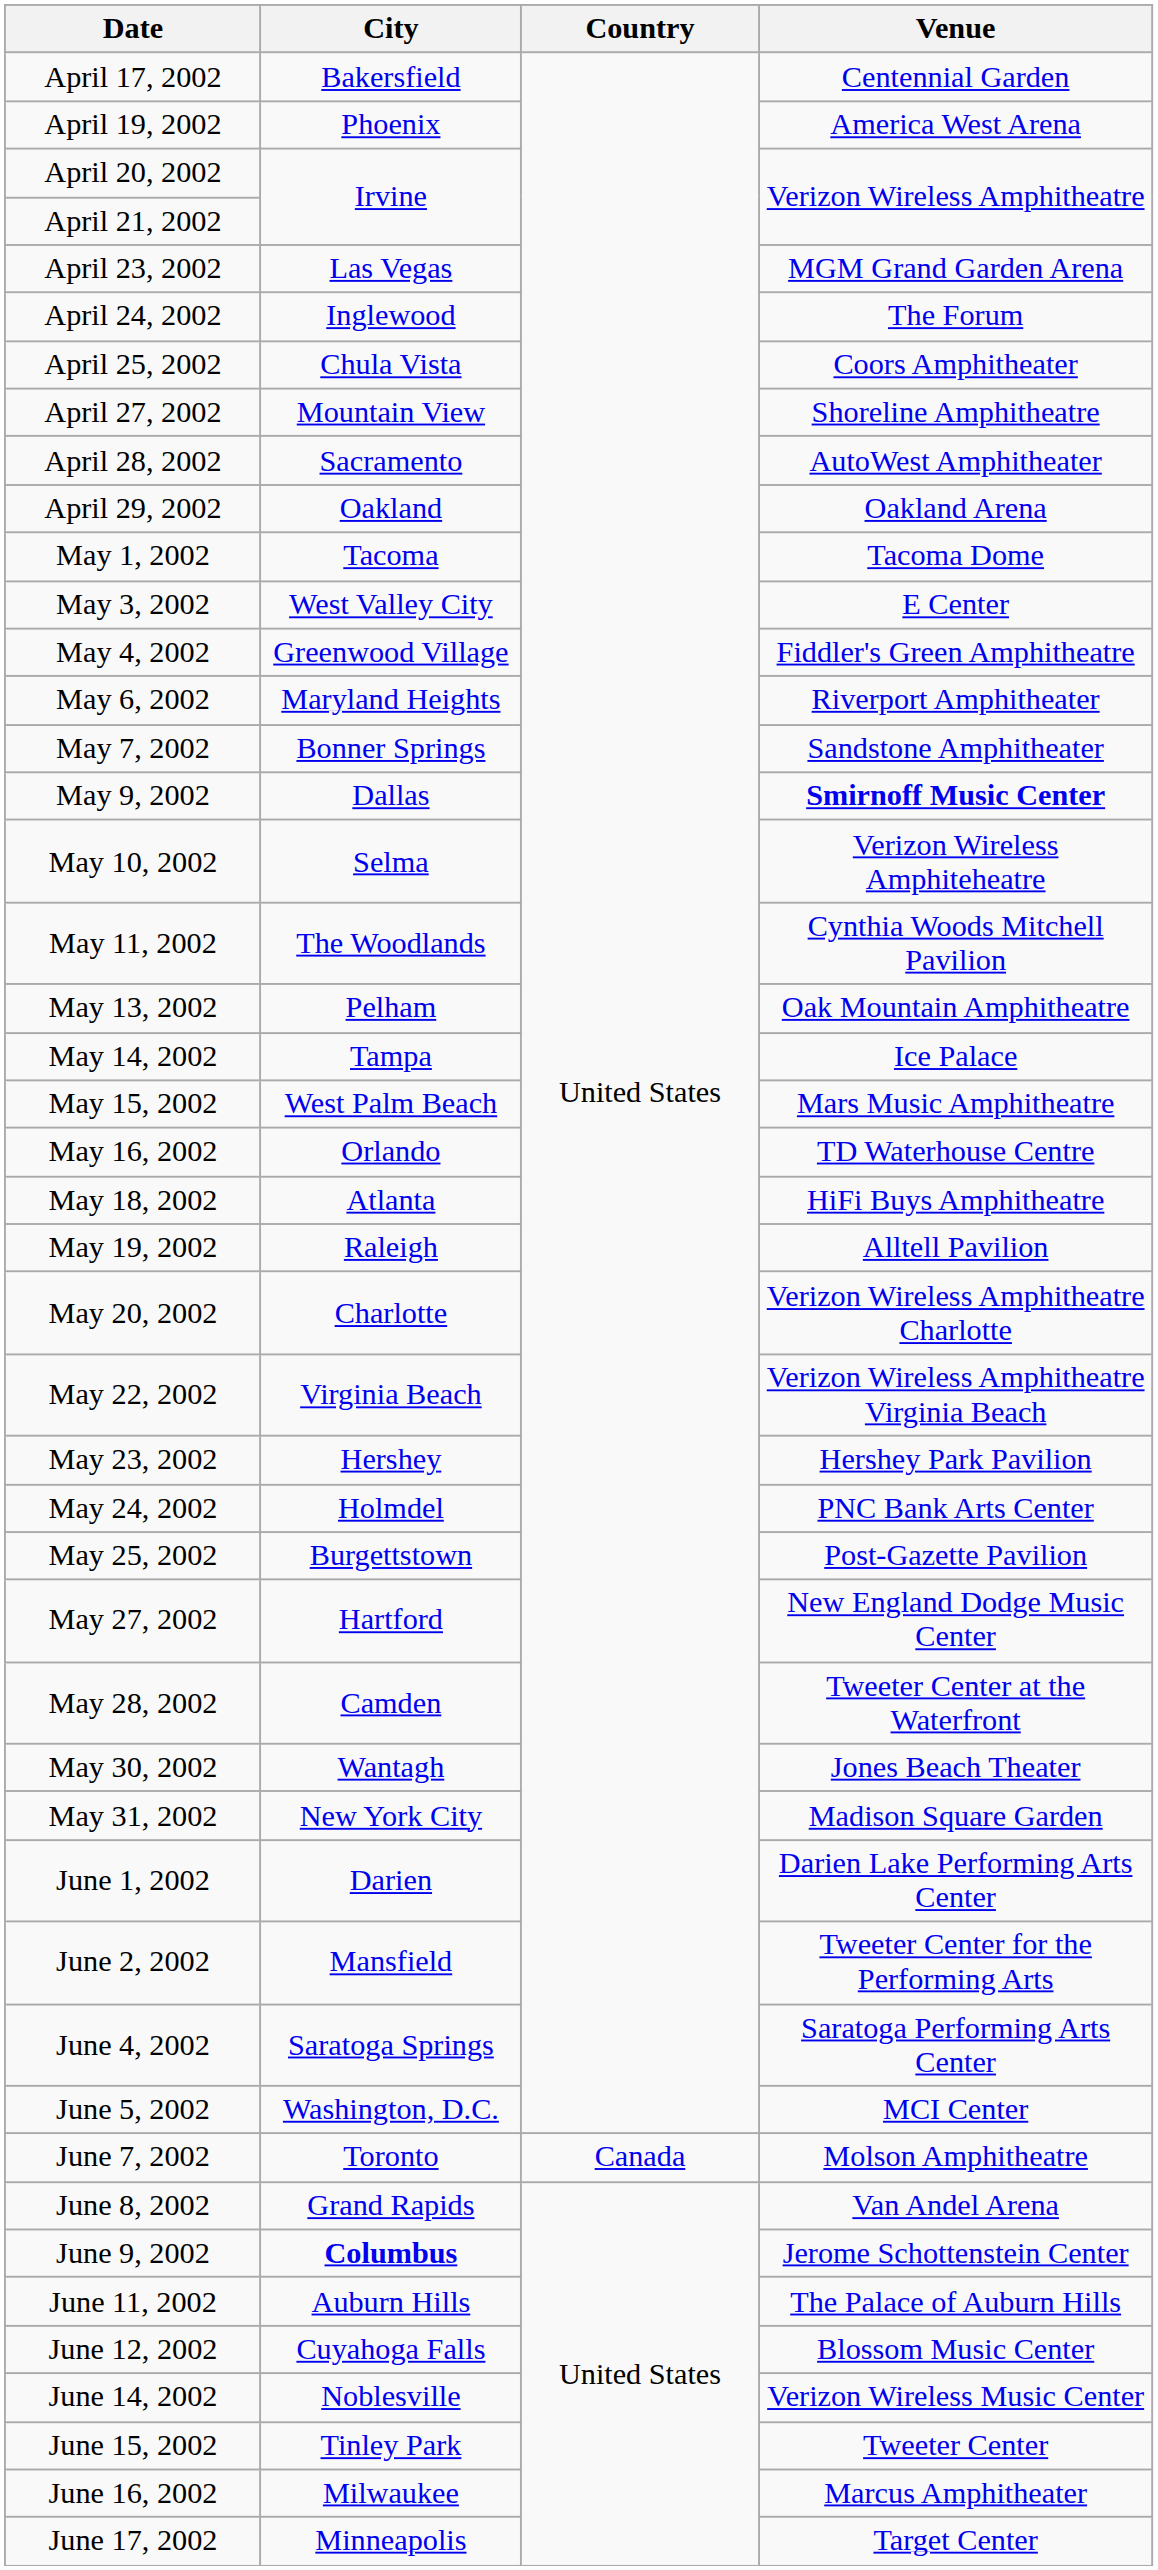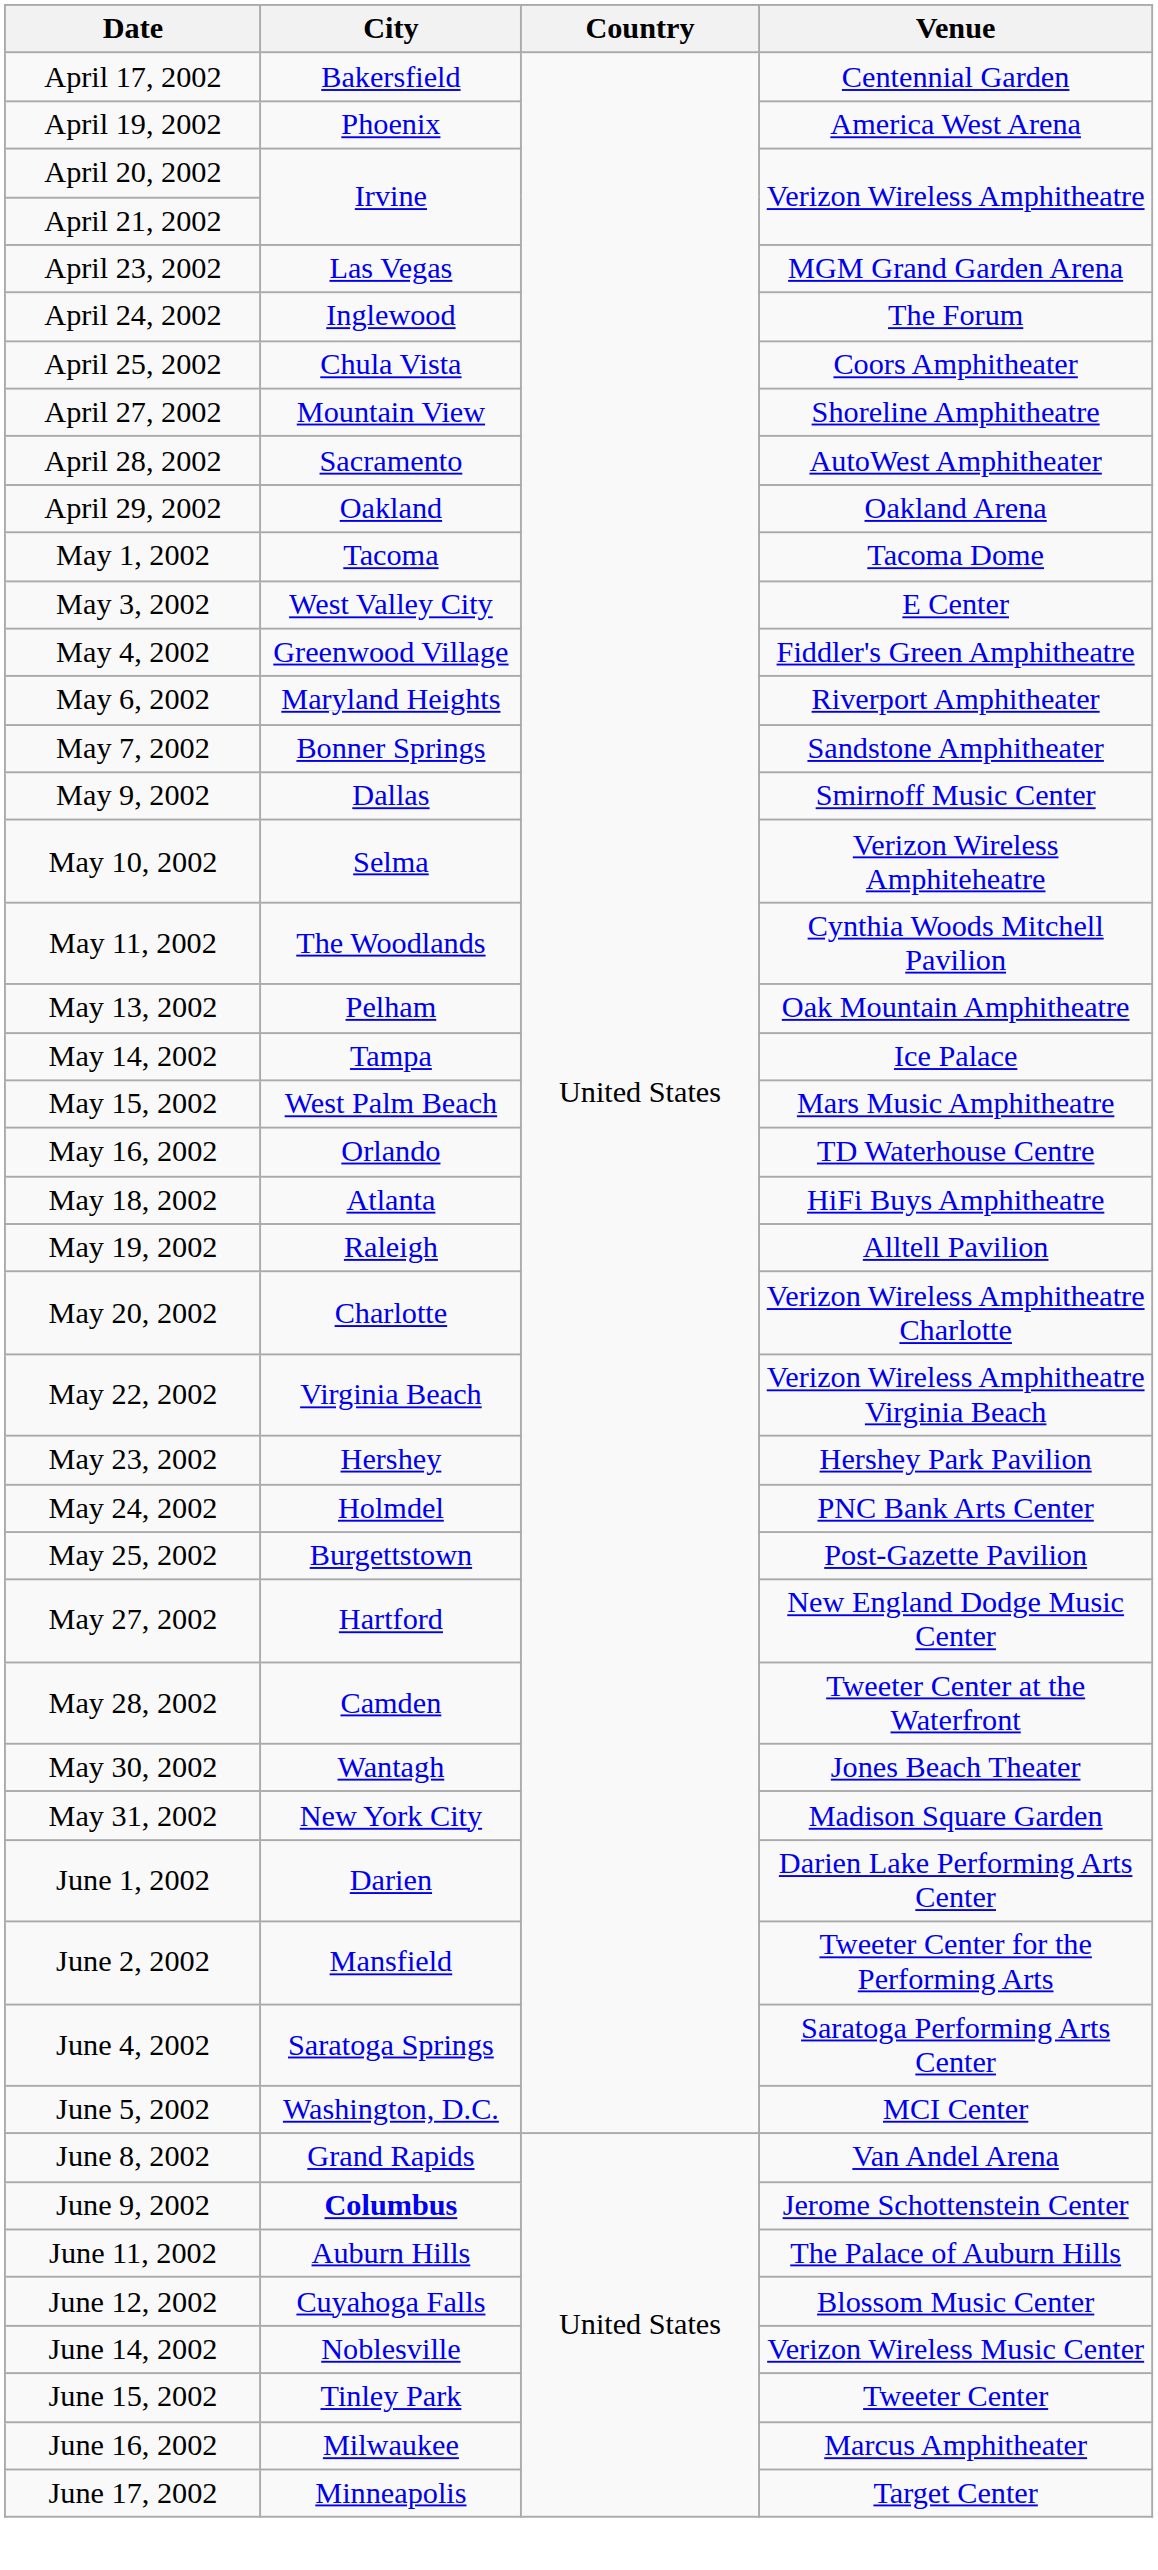(956, 795) bold -> (956, 795) normal
- row: (133, 2157)
